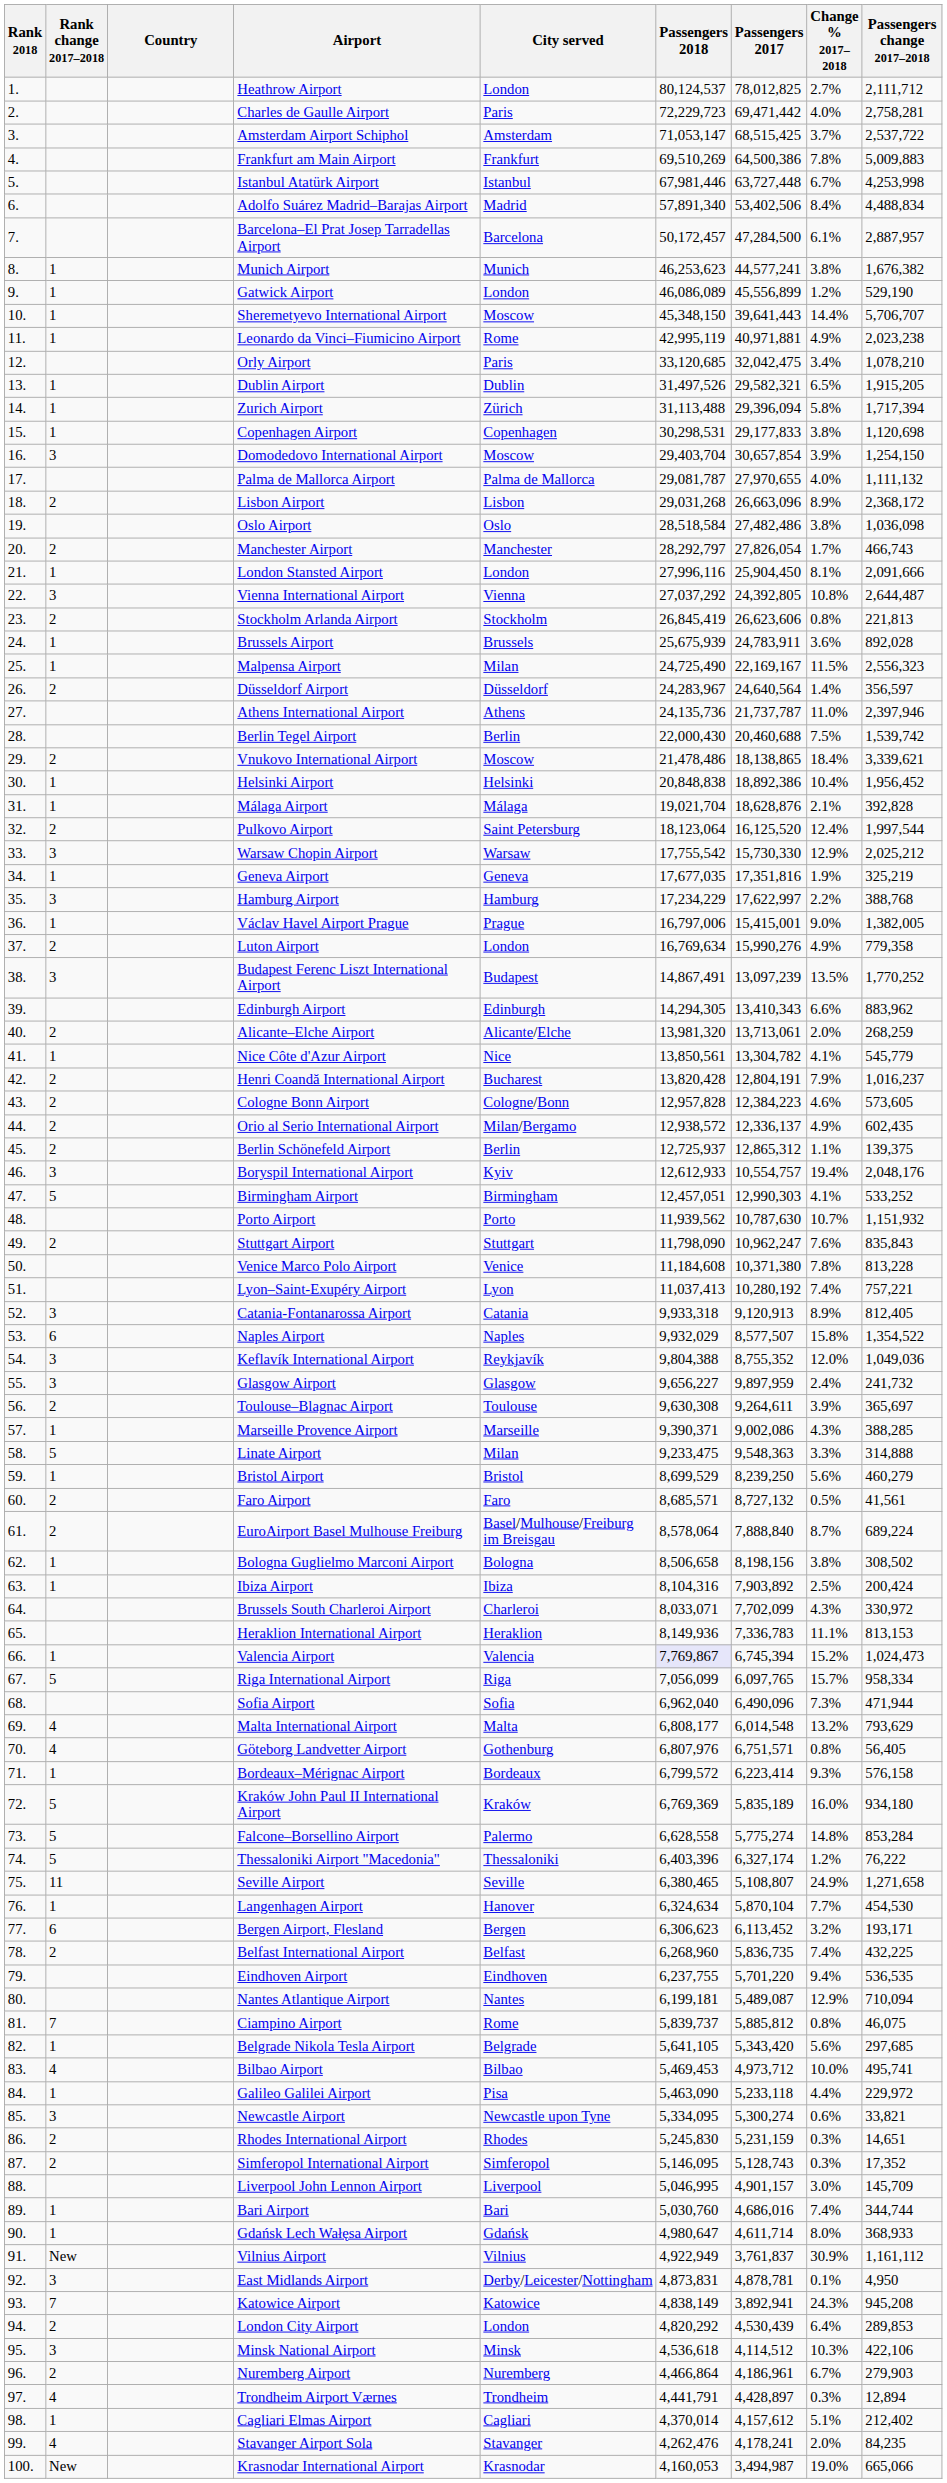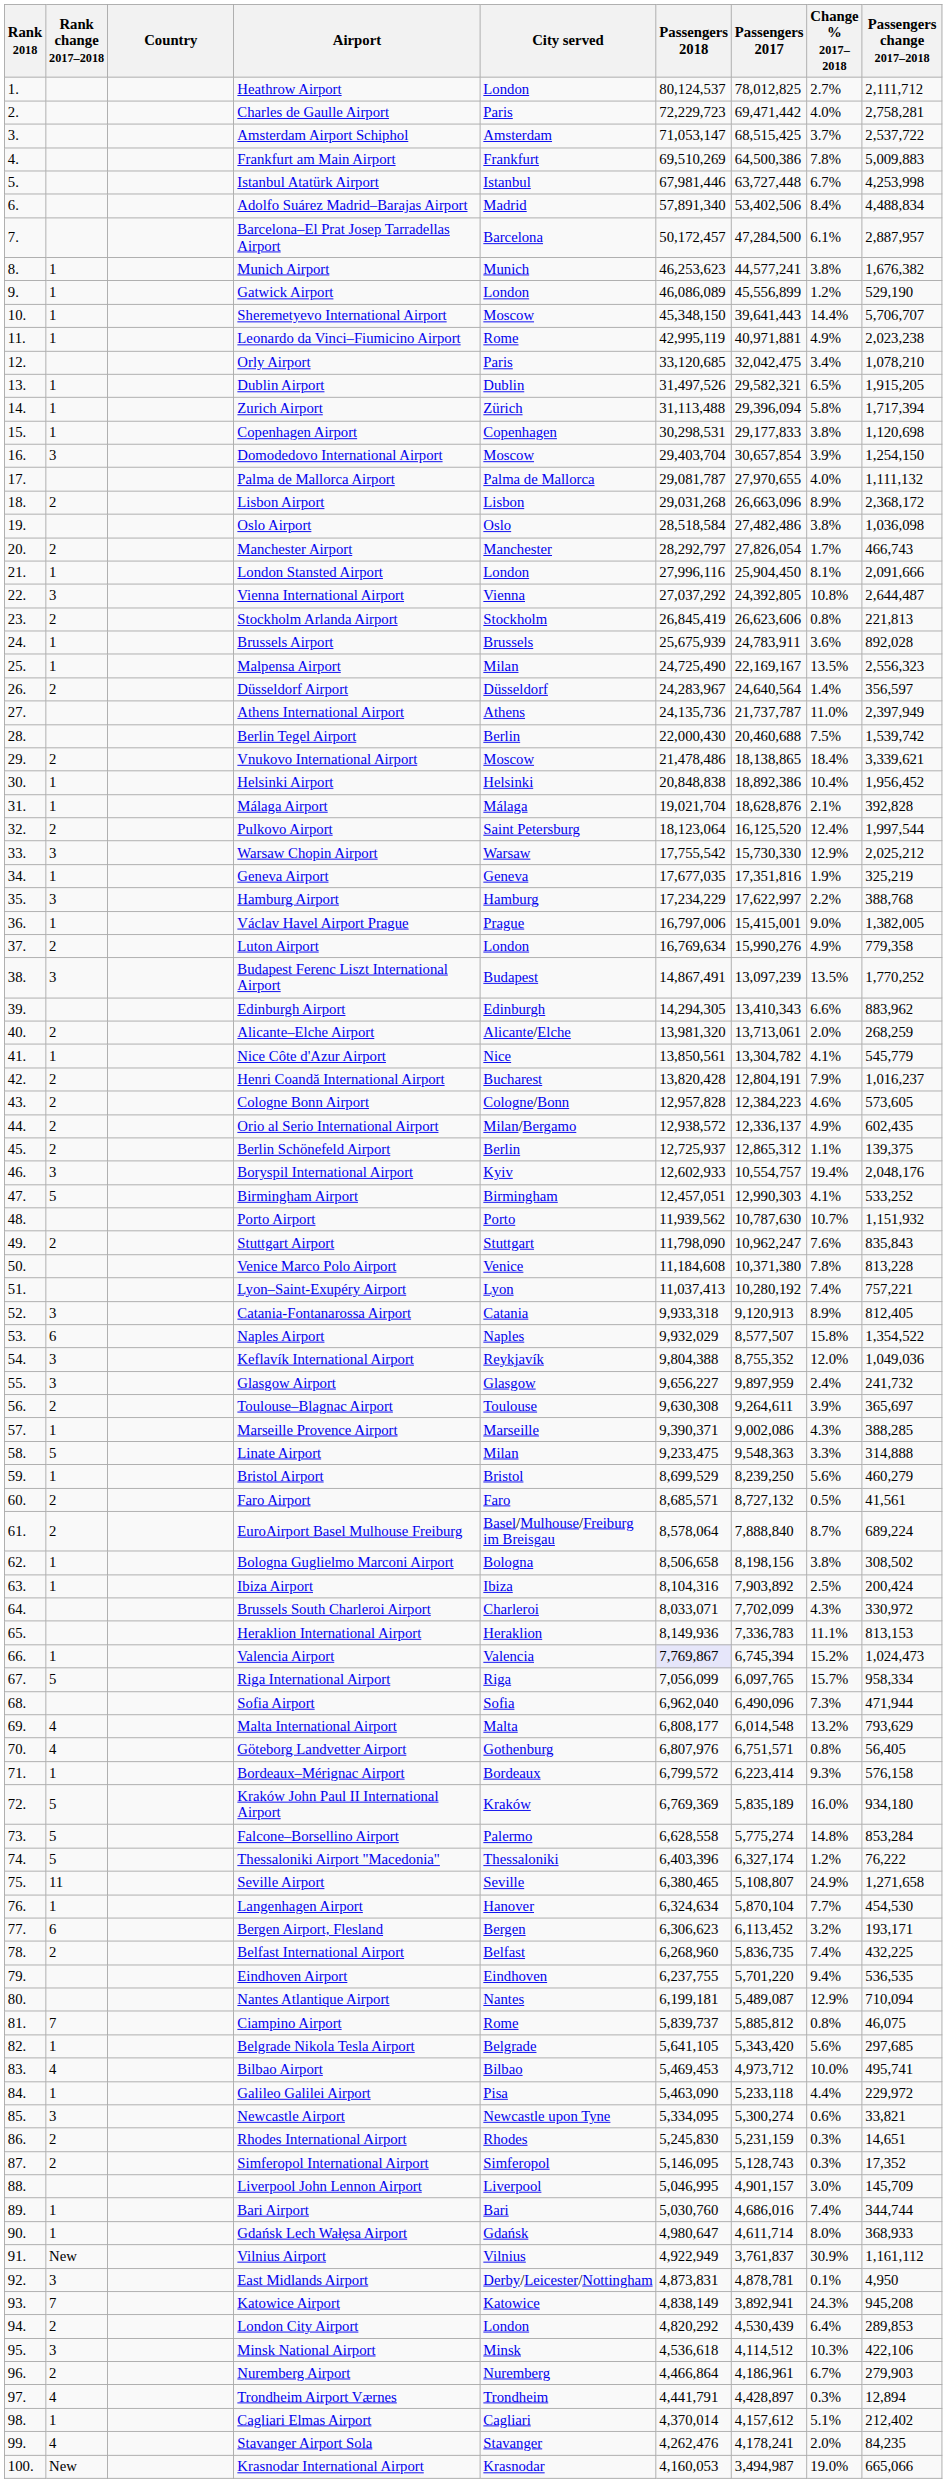(829, 666) 11.5% -> (829, 666) 13.5%
(895, 712) 2,397,946 -> (895, 712) 2,397,949
(692, 1172) 12,612,933 -> (692, 1172) 12,602,933
